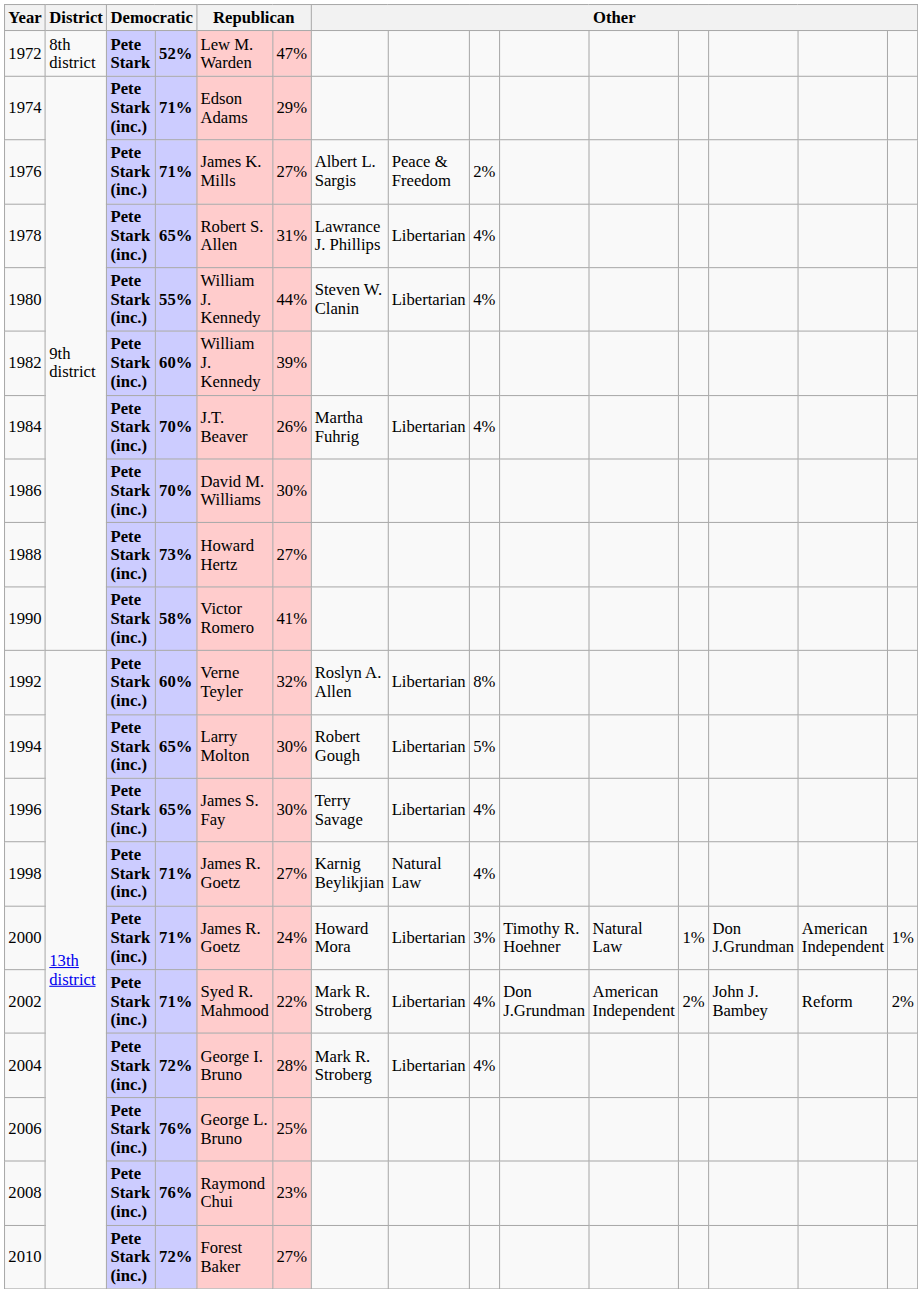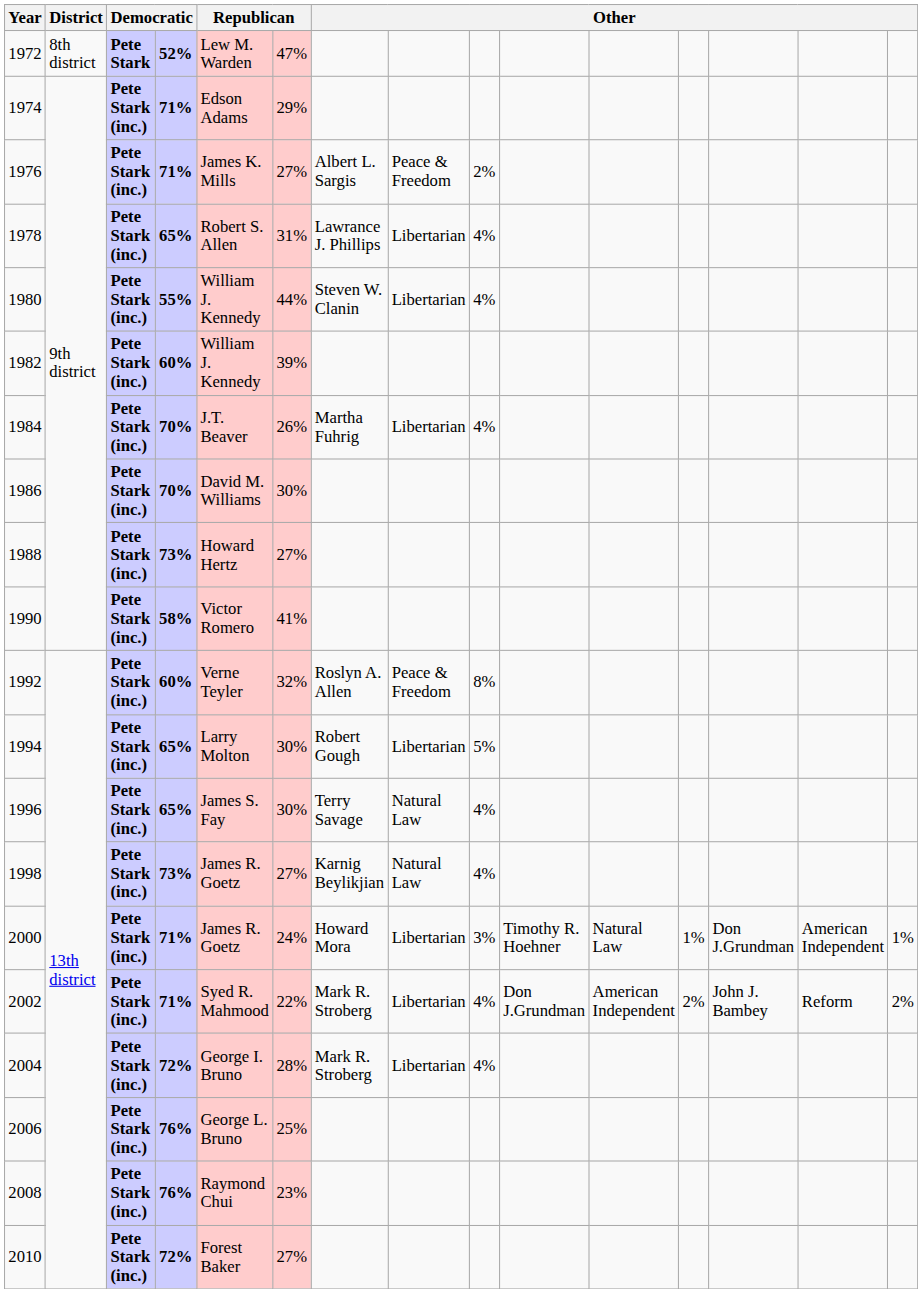(429, 682) Libertarian -> (421, 682) Peace & Freedom
(429, 810) Libertarian -> (417, 810) Natural Law
(176, 873) 71% -> (176, 873) 73%
